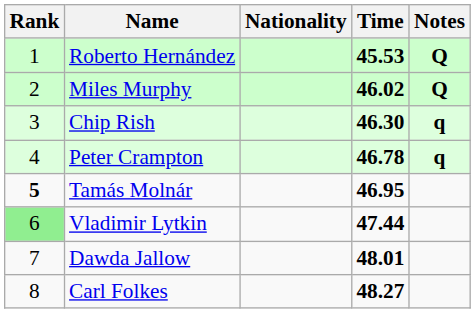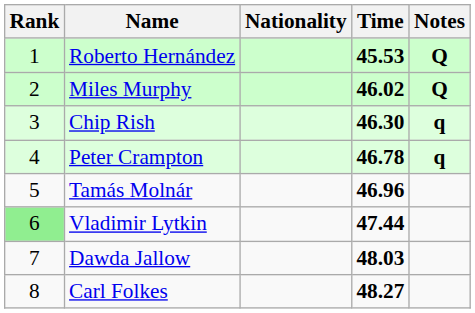(34, 190) bold -> (34, 190) normal
(380, 190) 46.95 -> (380, 190) 46.96
(380, 257) 48.01 -> (380, 257) 48.03
